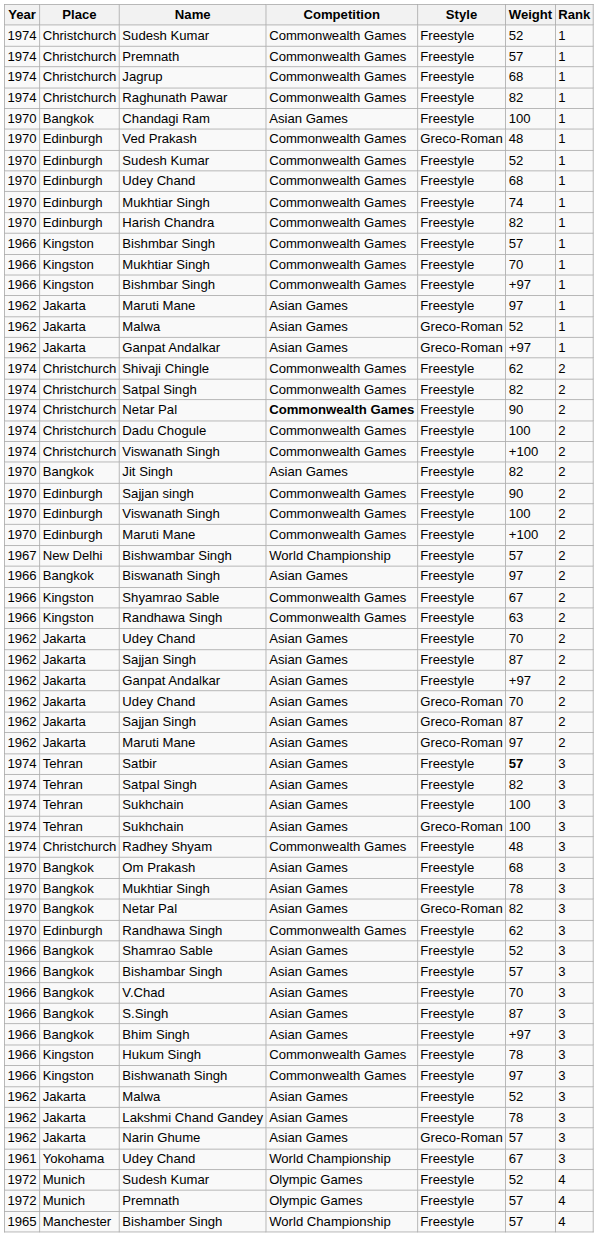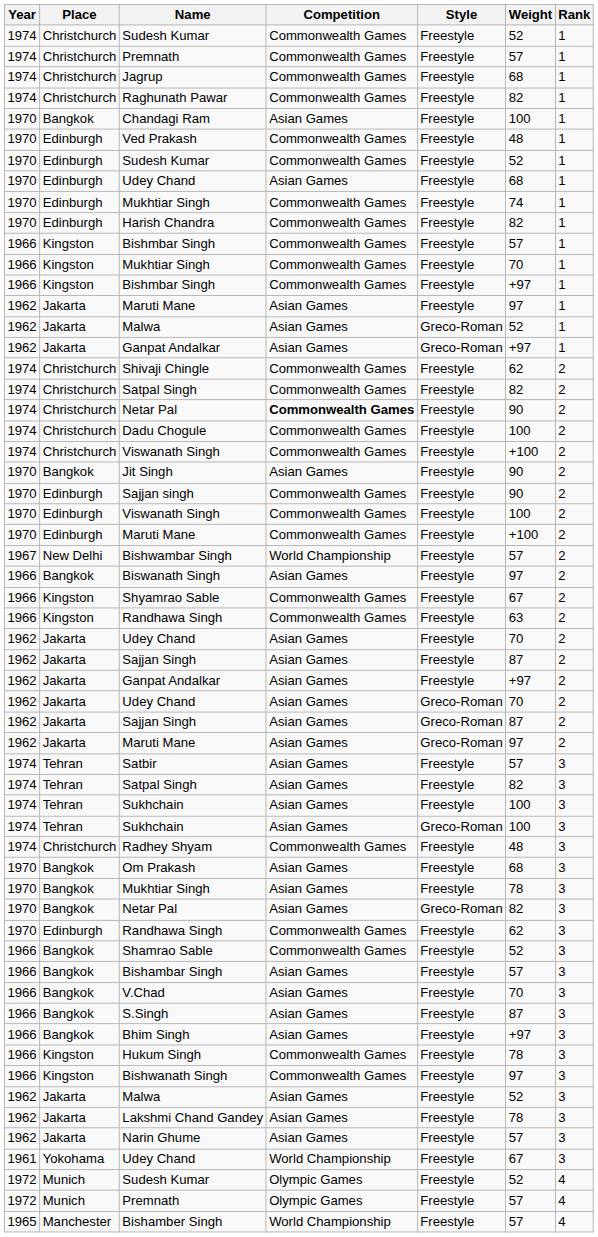(462, 139) Greco-Roman -> (447, 139) Freestyle
(338, 181) Commonwealth Games -> (309, 181) Asian Games
(516, 472) 82 -> (516, 472) 90
(516, 763) bold -> (516, 763) normal
(309, 951) Asian Games -> (338, 951) Commonwealth Games
(462, 1138) Greco-Roman -> (447, 1138) Freestyle
